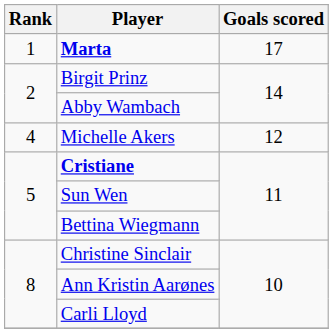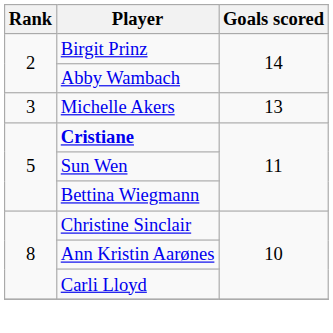- row: (86, 48)
(31, 136) 4 -> (31, 107) 3
(274, 136) 12 -> (274, 107) 13
